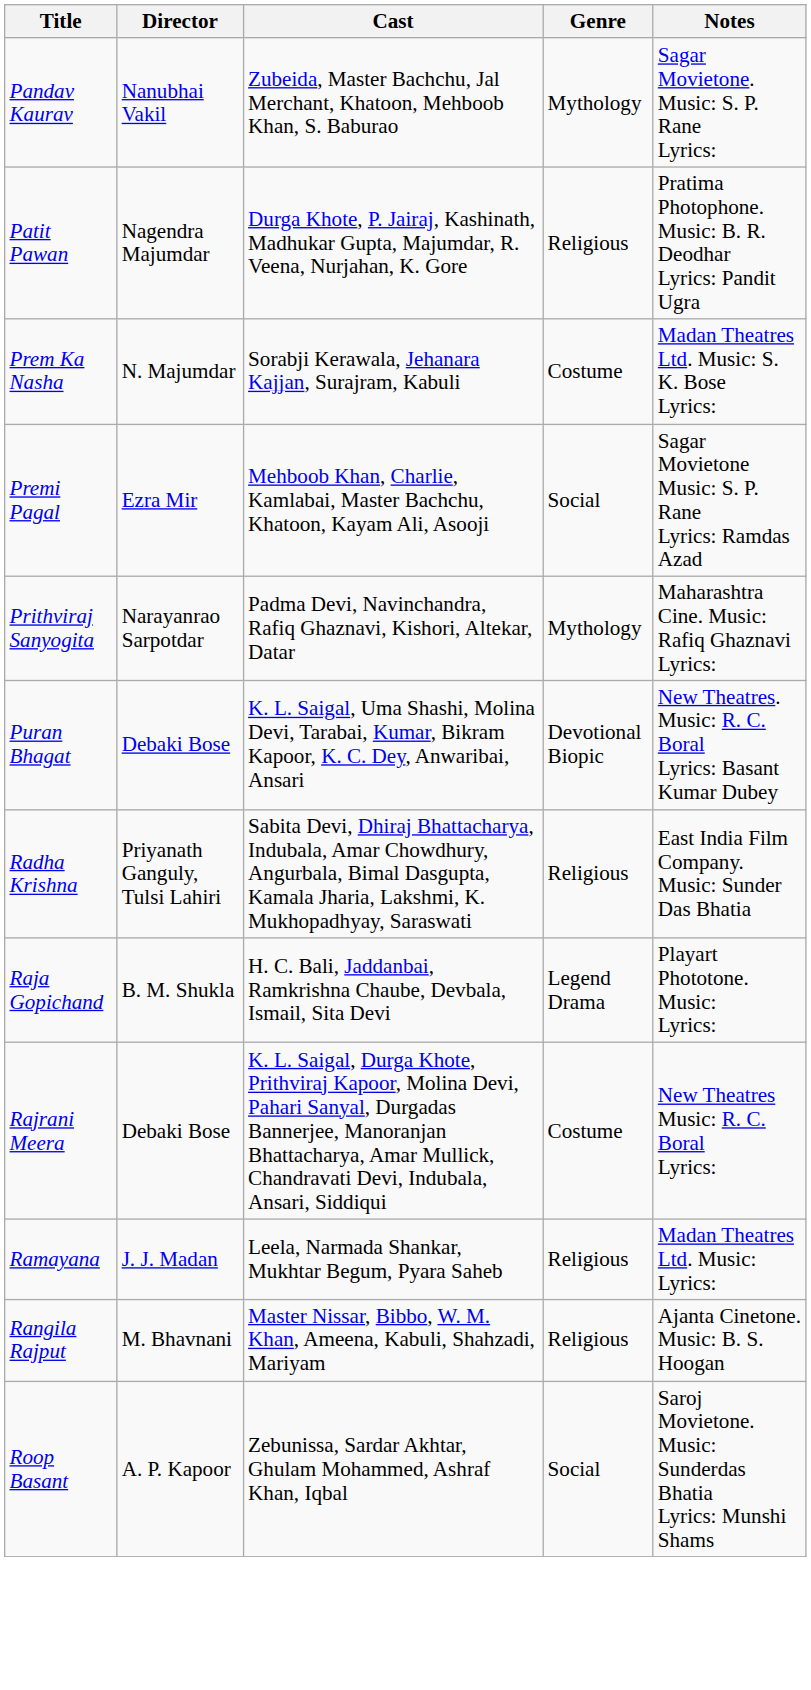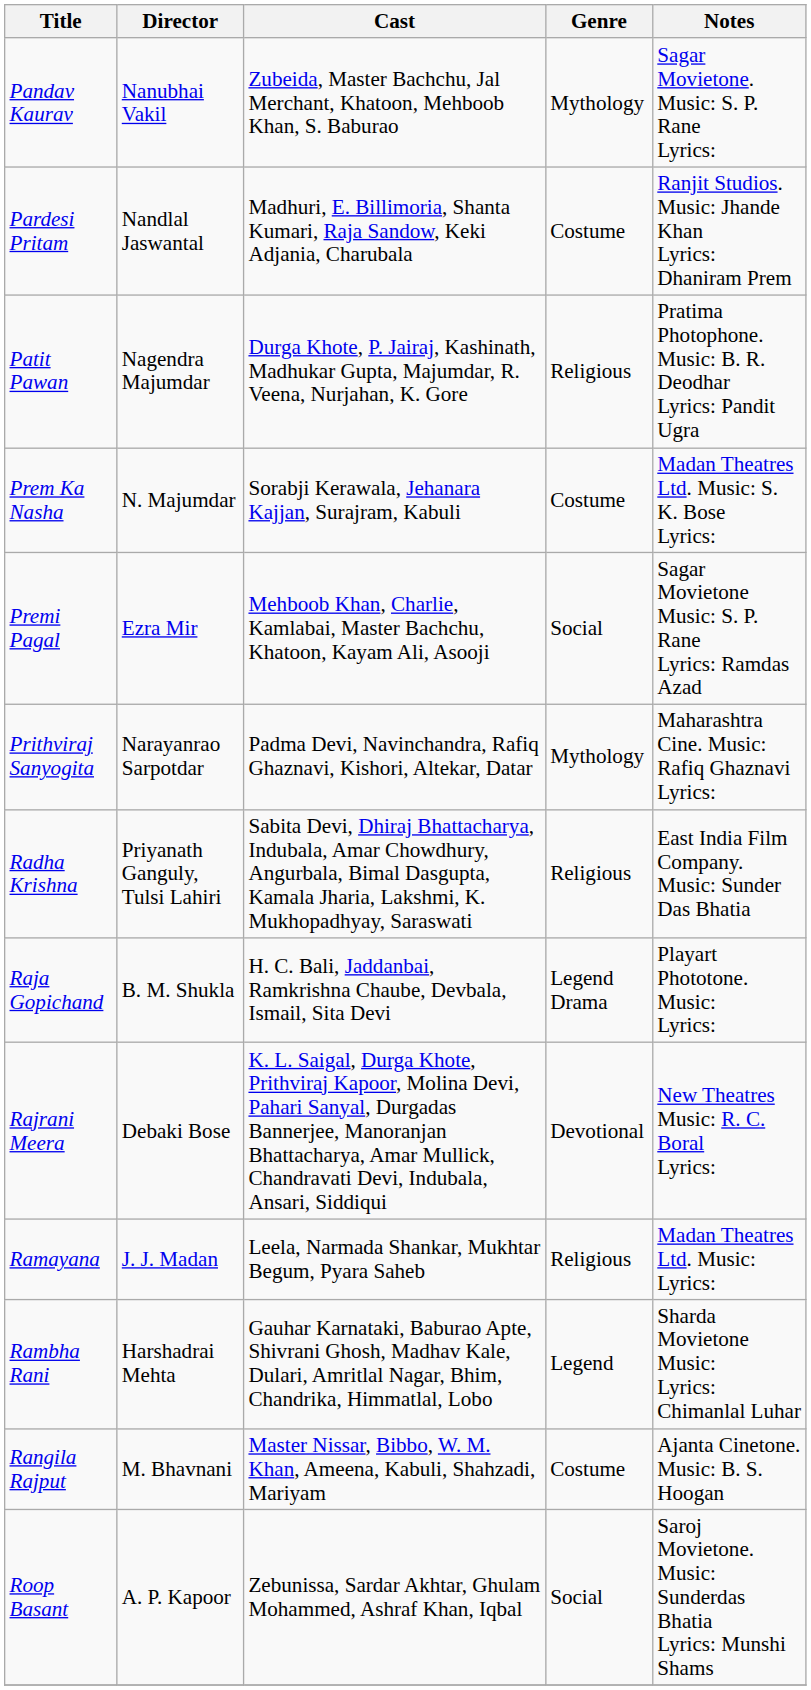+ row: (42, 230)
- row: (40, 744)
(585, 1130) Costume -> (597, 1130) Devotional
+ row: (45, 1363)
(588, 1340) Religious -> (588, 1468) Costume
